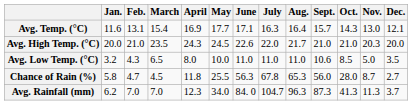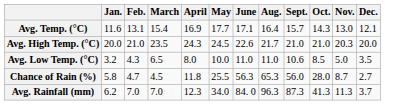- column: (272, 12)
